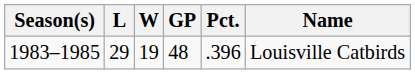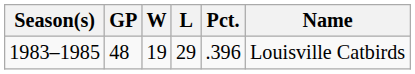columns swapped: (182, 20) <-> (119, 20)
